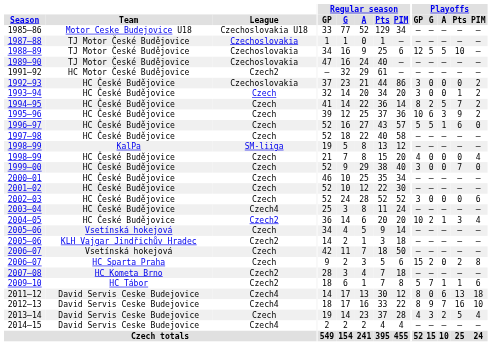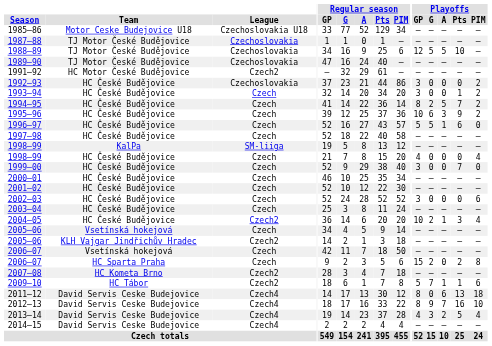(264, 210) Czech4 -> (264, 210) Czech
(264, 315) Czech -> (264, 315) Czech4
